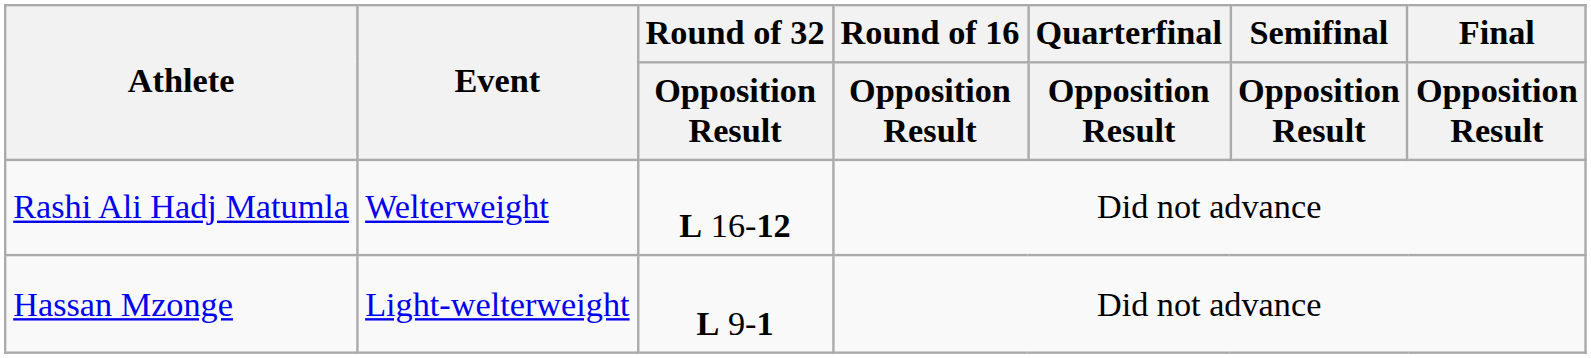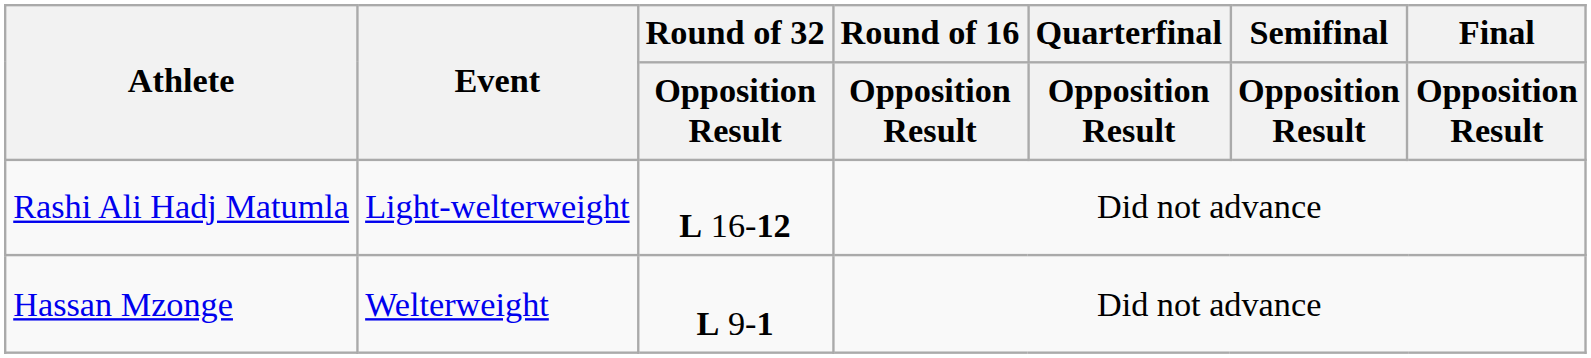(457, 206) Welterweight -> (497, 206) Light-welterweight
(497, 303) Light-welterweight -> (457, 303) Welterweight
